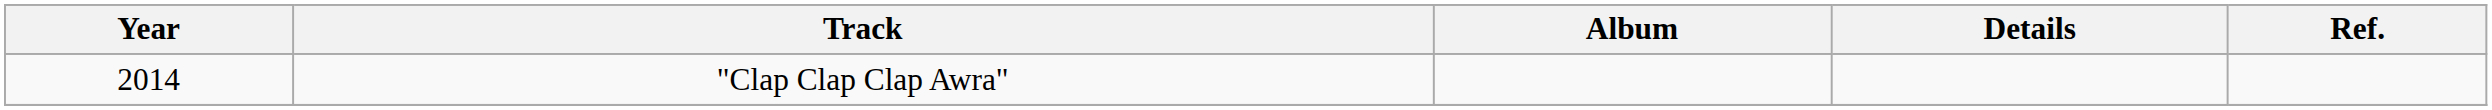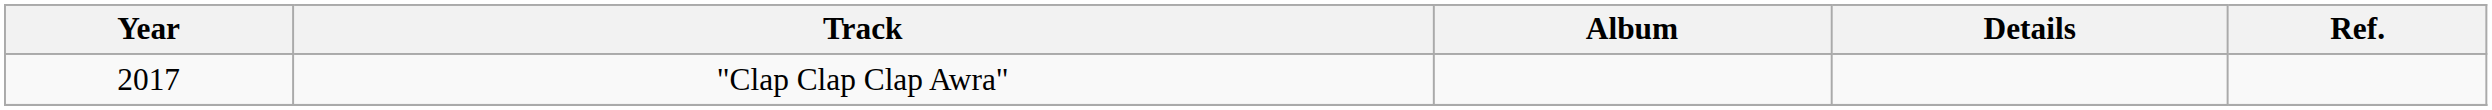(149, 79) 2014 -> (149, 79) 2017
